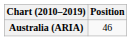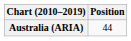(107, 28) 46 -> (107, 28) 44
